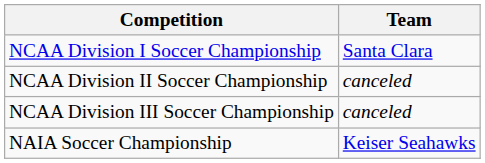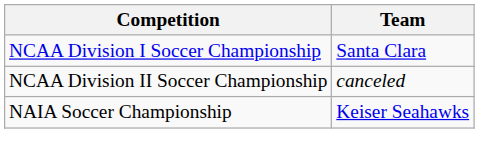- row: (171, 111)
